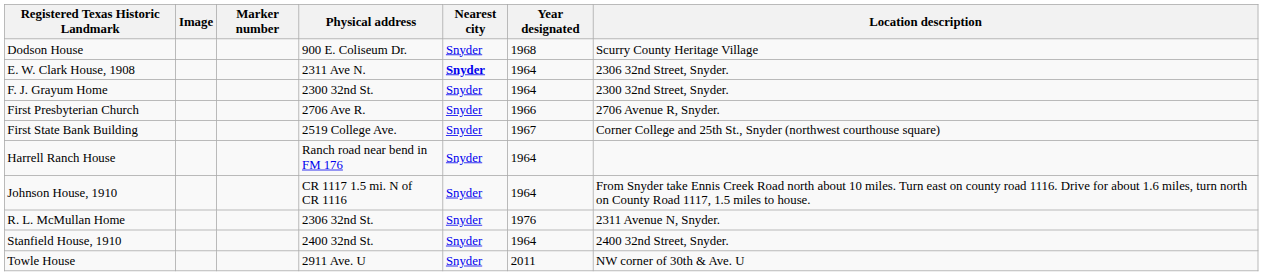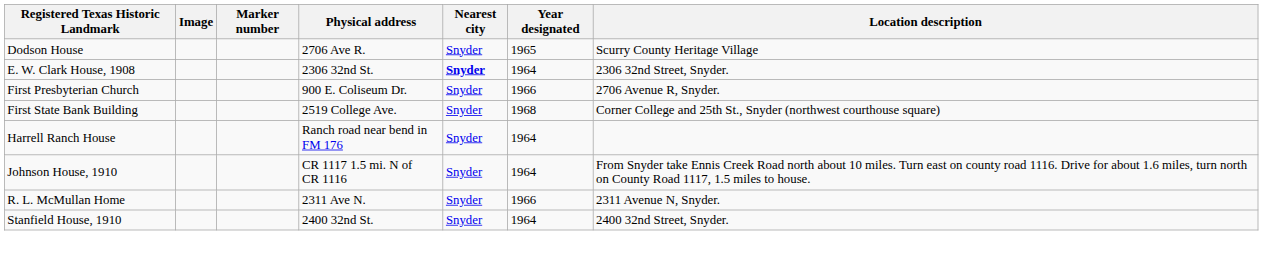(354, 49) 900 E. Coliseum Dr. -> (334, 49) 2706 Ave R.
(523, 49) 1968 -> (523, 49) 1965
(334, 69) 2311 Ave N. -> (338, 69) 2306 32nd St.
- row: (58, 89)
(334, 110) 2706 Ave R. -> (354, 89) 900 E. Coliseum Dr.
(523, 130) 1967 -> (523, 110) 1968
(338, 220) 2306 32nd St. -> (334, 199) 2311 Ave N.
(523, 220) 1976 -> (523, 199) 1966
- row: (41, 260)
